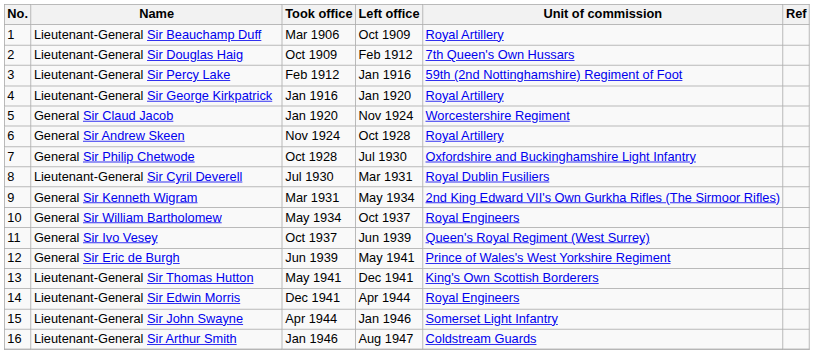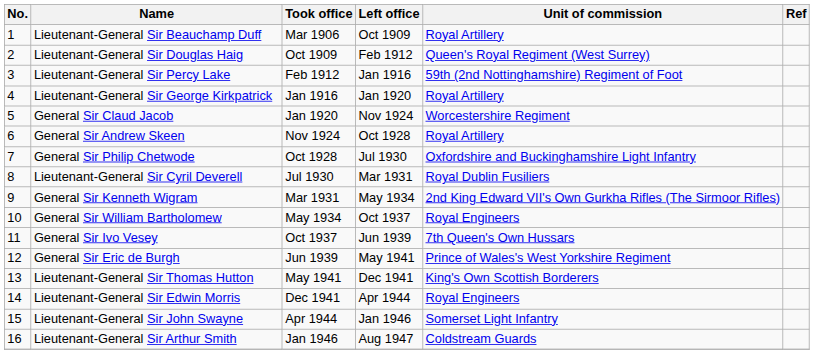(500, 55) 7th Queen's Own Hussars -> (538, 55) Queen's Royal Regiment (West Surrey)
(538, 237) Queen's Royal Regiment (West Surrey) -> (500, 237) 7th Queen's Own Hussars
